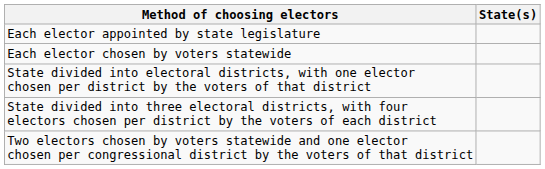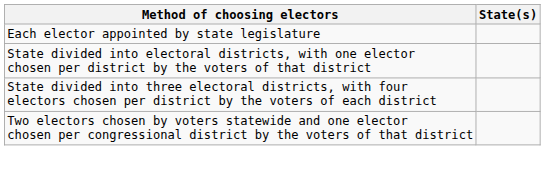- row: (149, 54)
